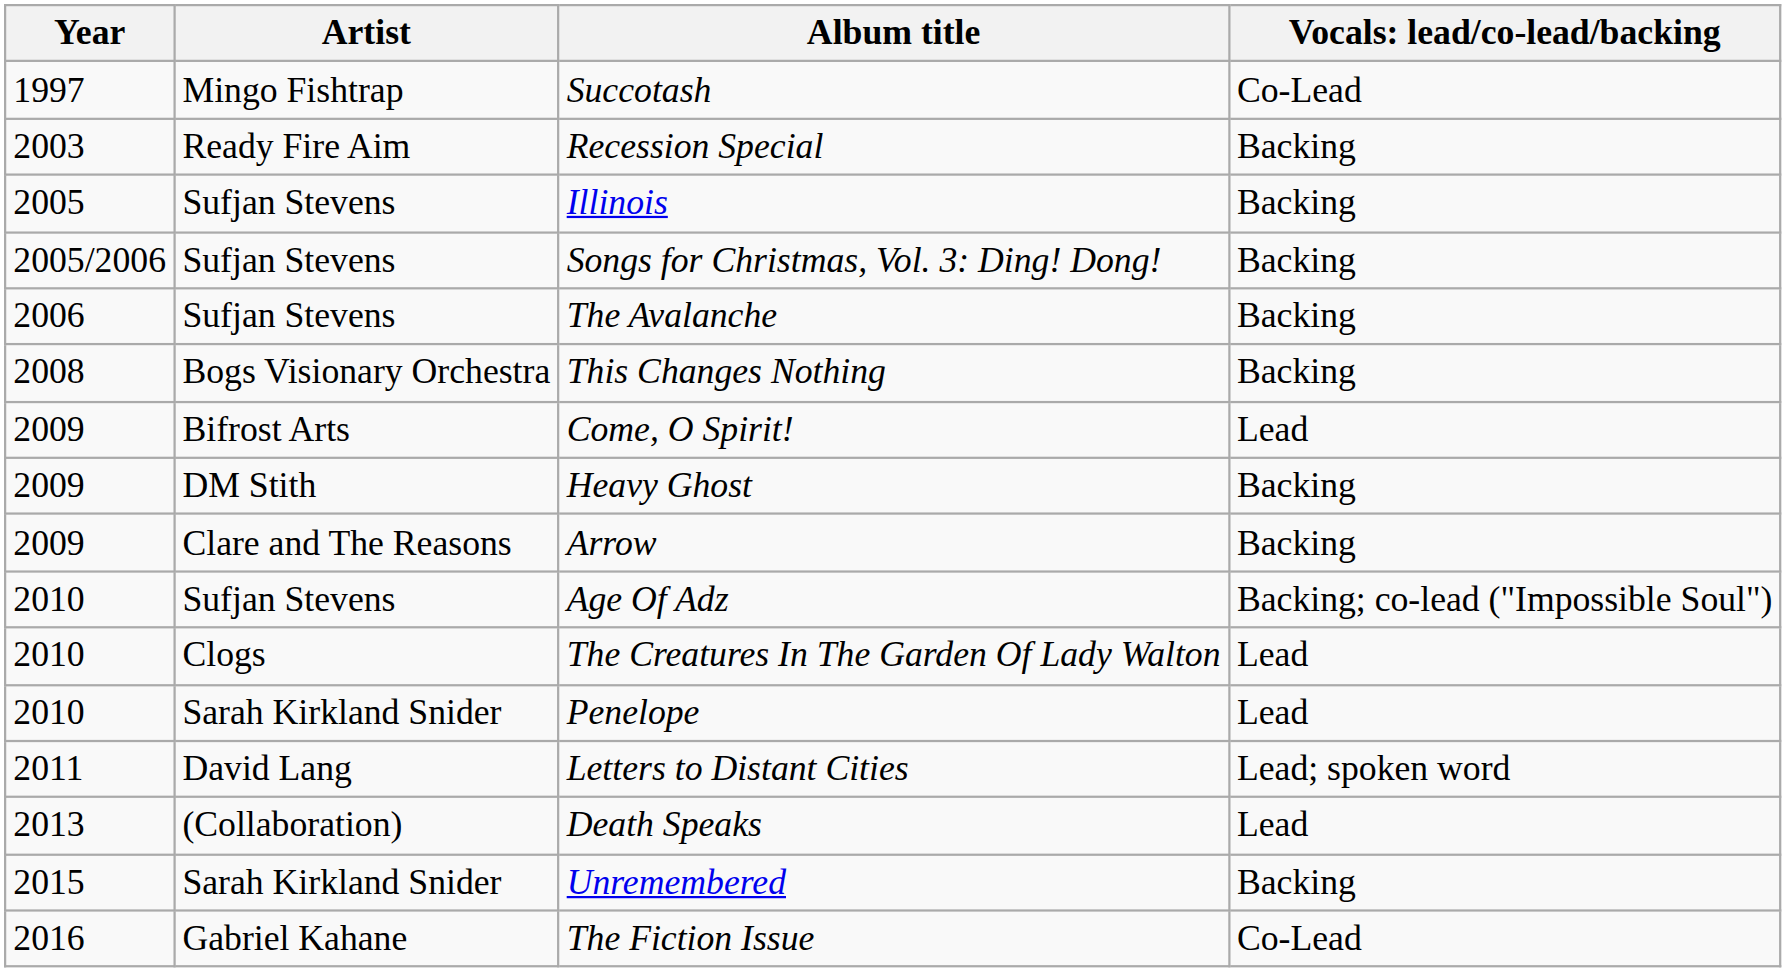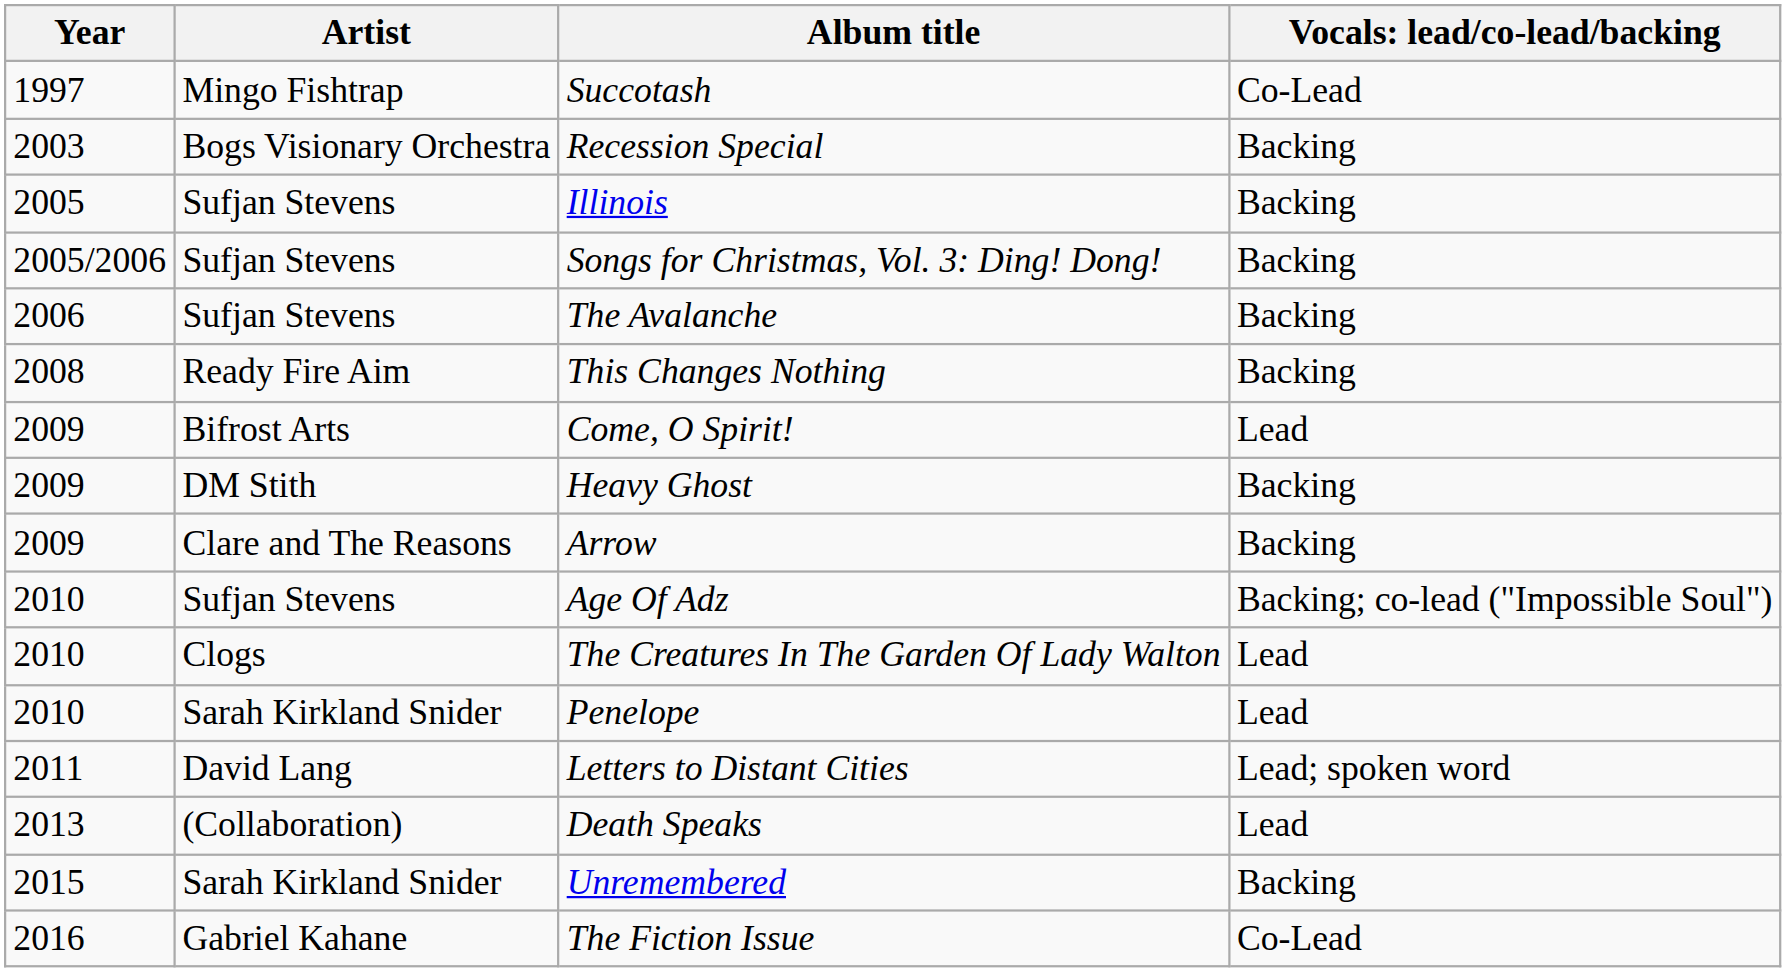(296, 145) Ready Fire Aim -> (366, 145) Bogs Visionary Orchestra
(366, 372) Bogs Visionary Orchestra -> (296, 372) Ready Fire Aim
